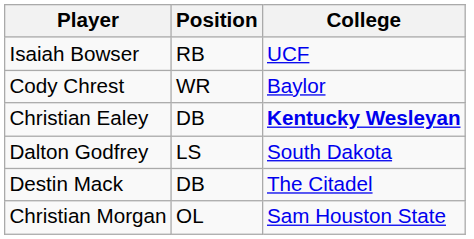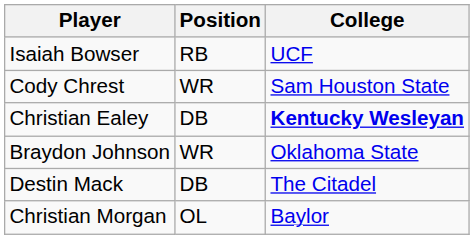(296, 86) Baylor -> (360, 86) Sam Houston State
- row: (79, 151)
+ row: (90, 151)
(356, 217) Sam Houston State -> (300, 217) Baylor
